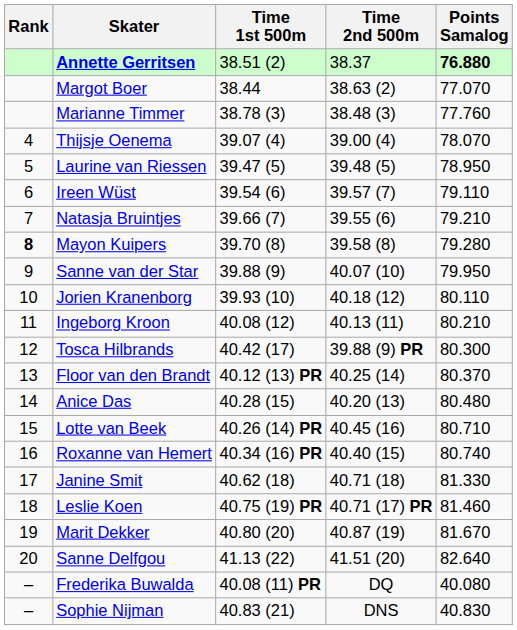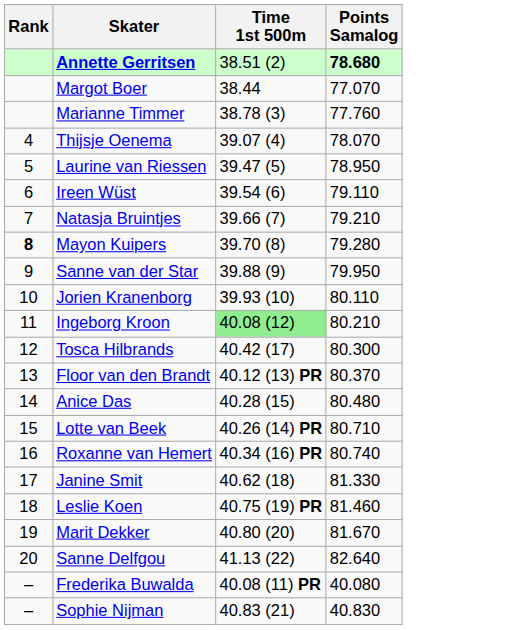- column: (381, 26)
(465, 62) 76.880 -> (355, 62) 78.680
(257, 323) no background -> (257, 323) lightgreen background
